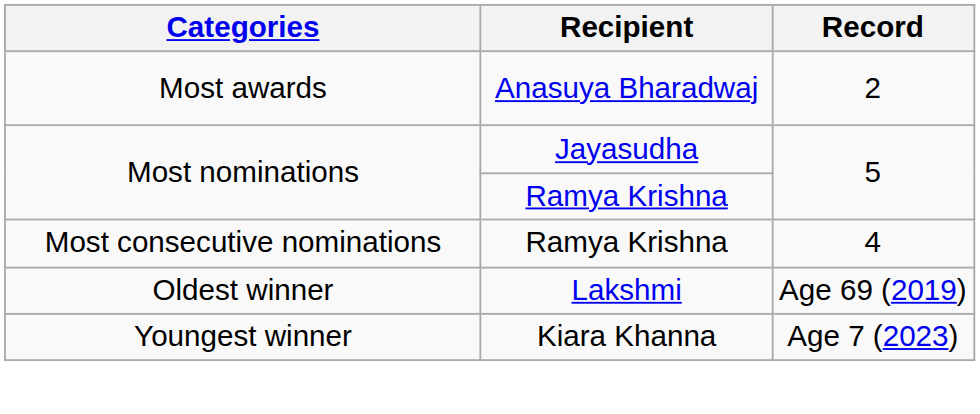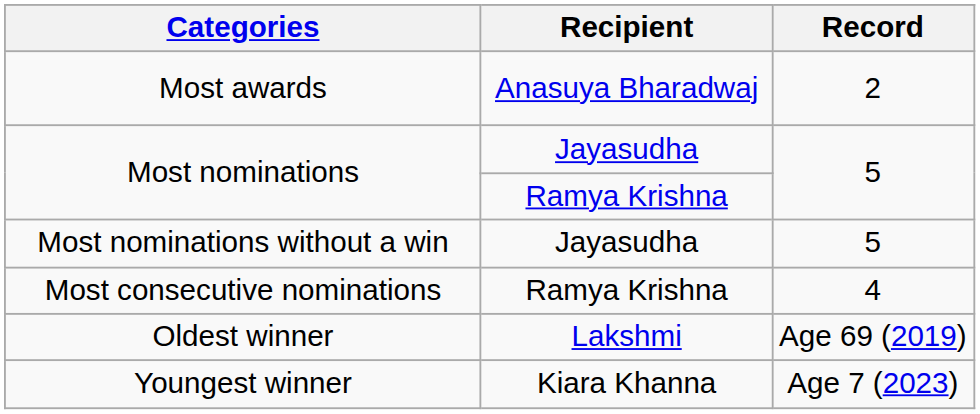+ row: (243, 242)
